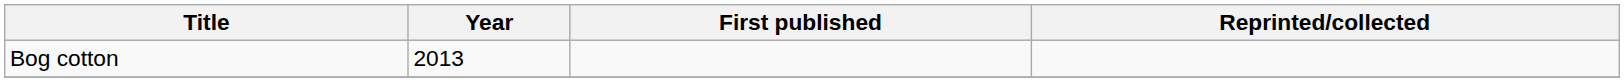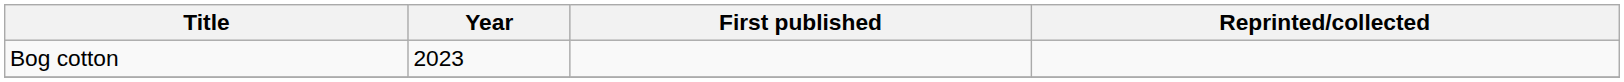(439, 58) 2013 -> (439, 58) 2023
